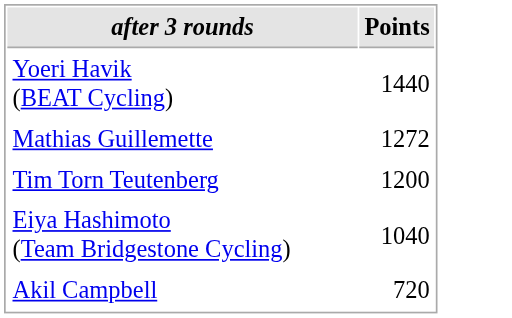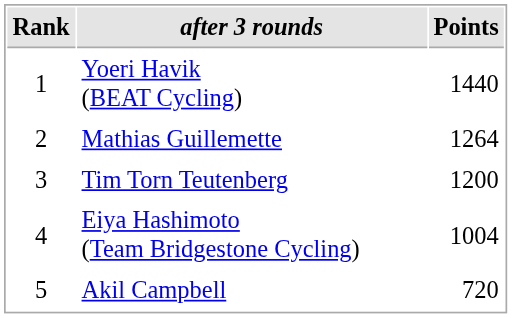+ column: (41, 26)
(405, 138) 1272 -> (474, 138) 1264
(405, 234) 1040 -> (474, 234) 1004
